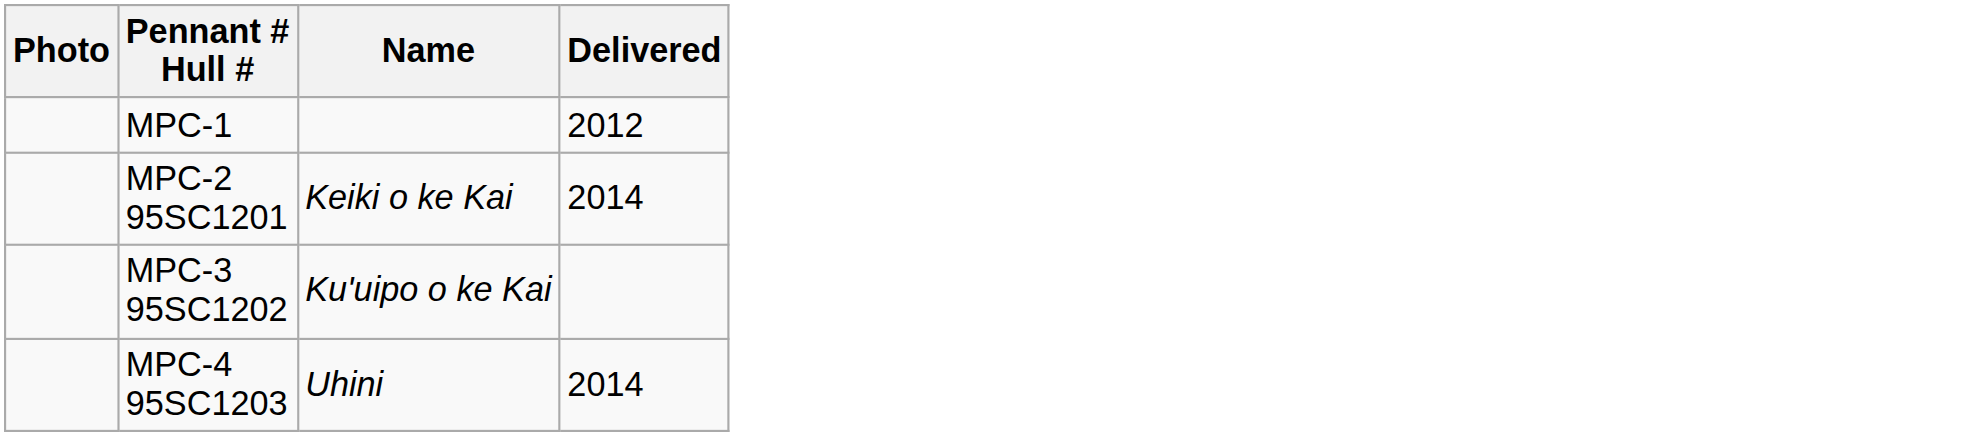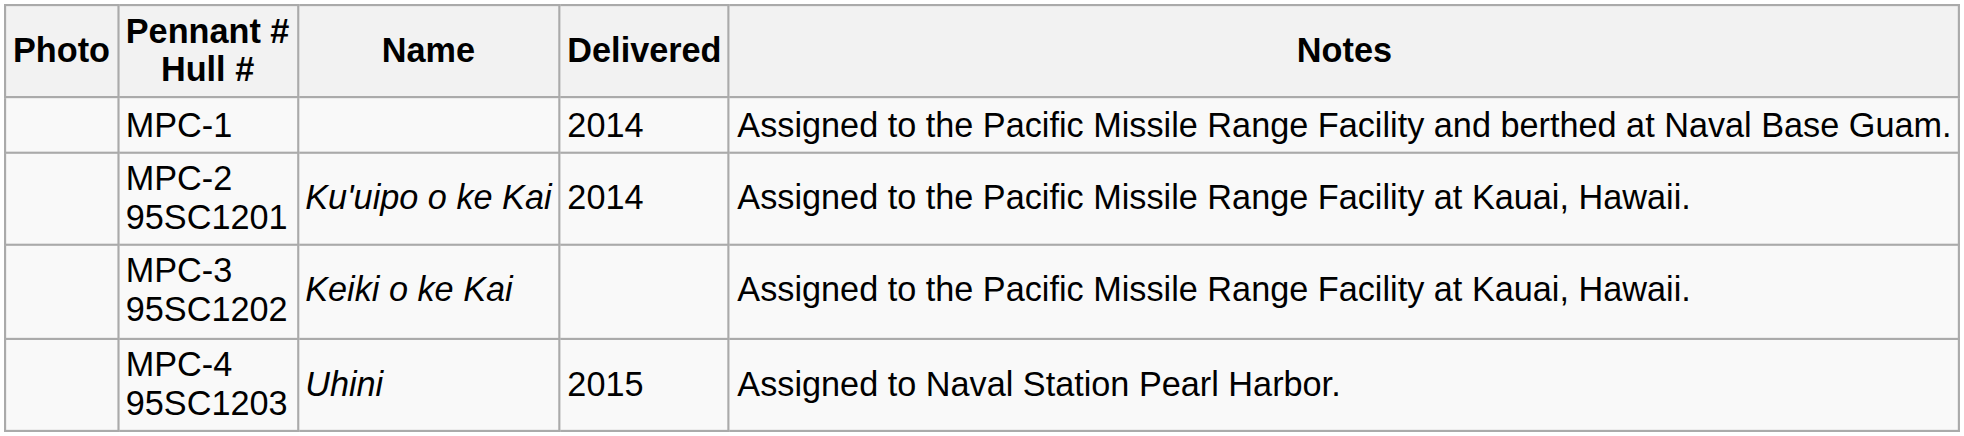+ column: (1344, 50)
(605, 124) 2012 -> (605, 124) 2014
(409, 198) Keiki o ke Kai -> (428, 198) Ku'uipo o ke Kai
(428, 290) Ku'uipo o ke Kai -> (409, 290) Keiki o ke Kai
(605, 383) 2014 -> (605, 383) 2015
